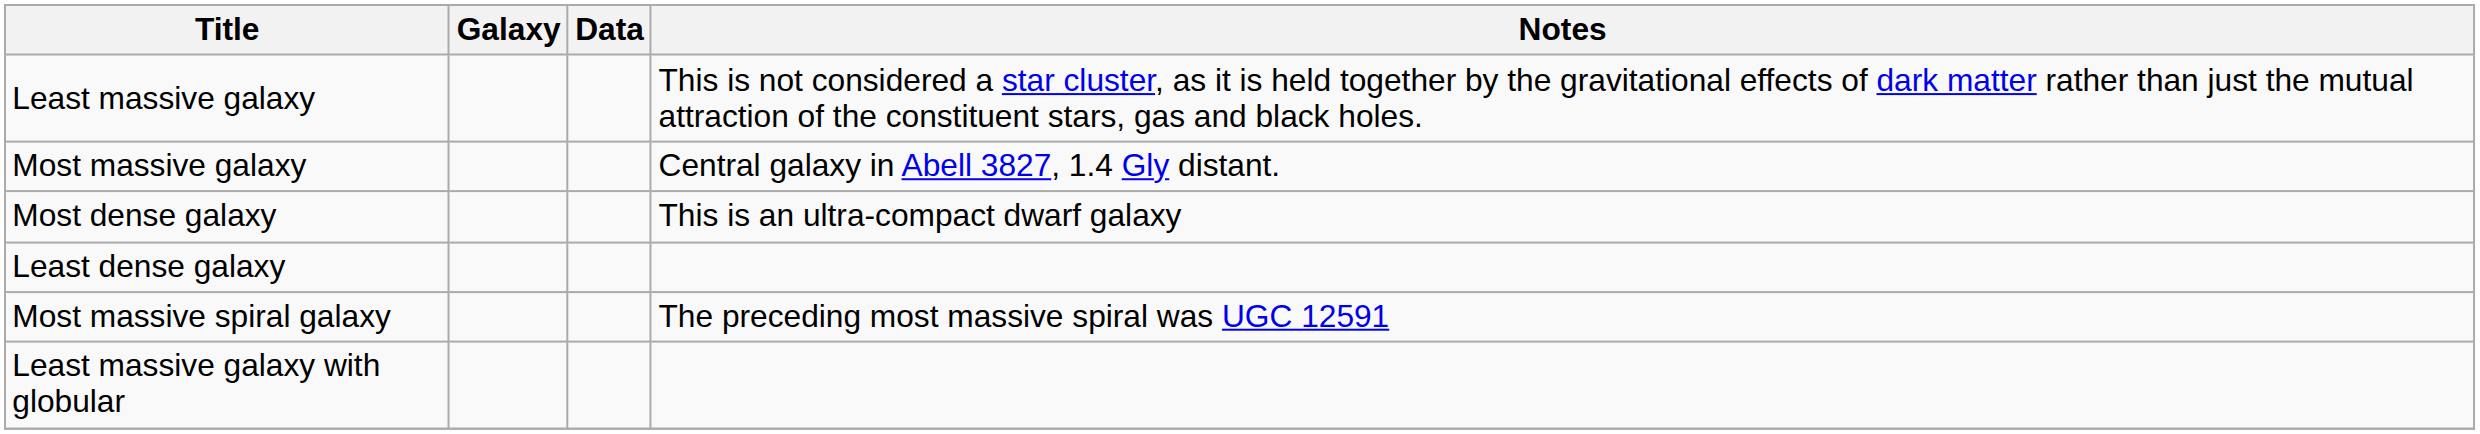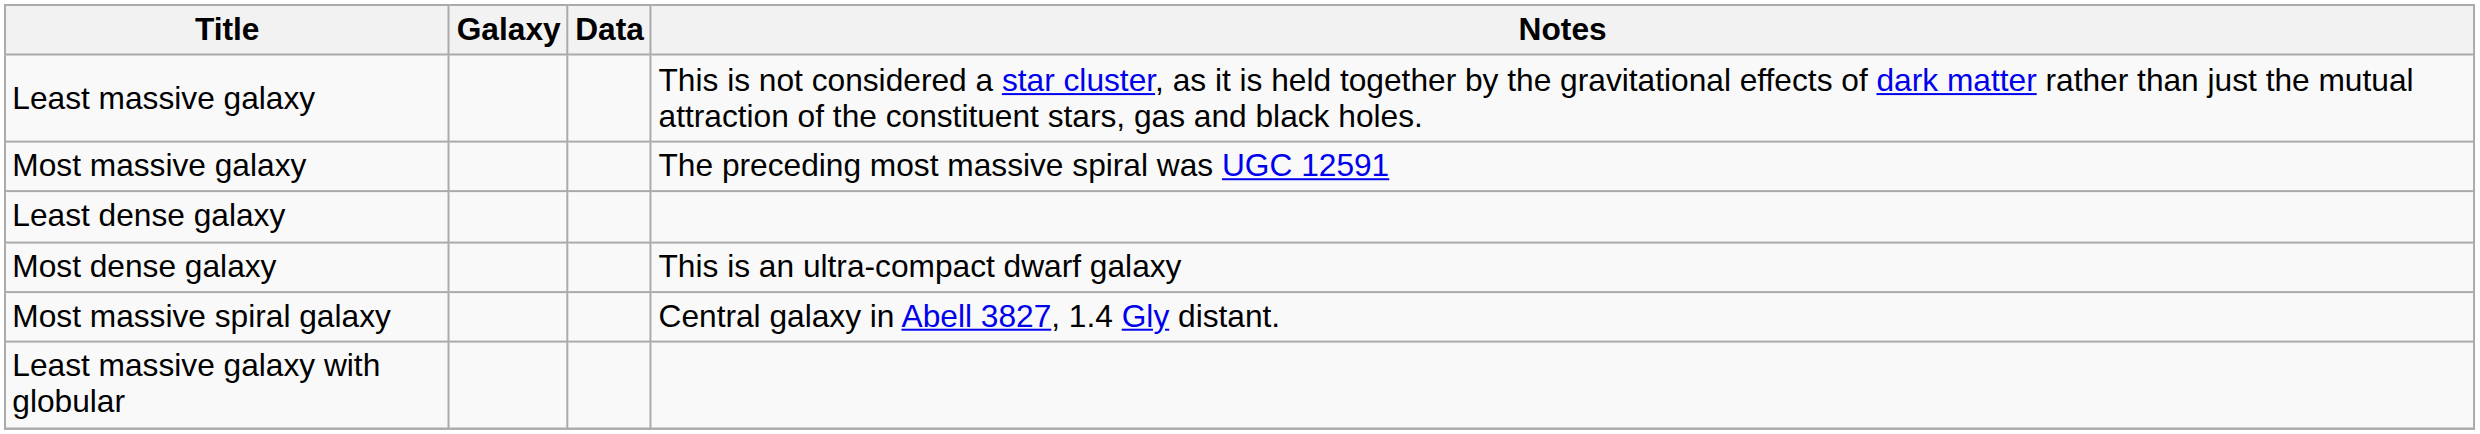(969, 165) Central galaxy in Abell 3827, 1.4 Gly distant. -> (1024, 165) The preceding most massive spiral was UGC 12591
rows swapped: (144, 215) <-> (149, 266)
(1024, 316) The preceding most massive spiral was UGC 12591 -> (969, 316) Central galaxy in Abell 3827, 1.4 Gly distant.
